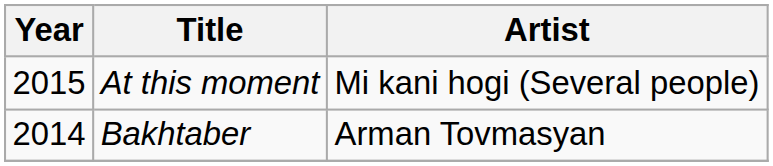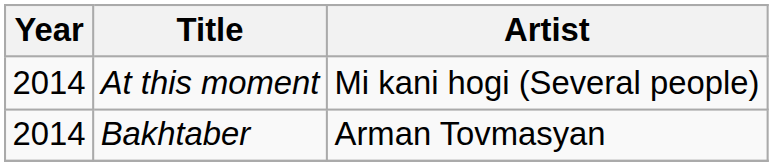(49, 82) 2015 -> (49, 82) 2014
